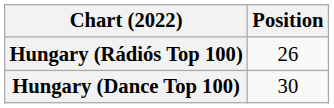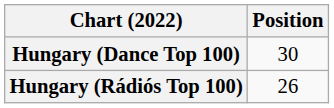rows swapped: (126, 86) <-> (126, 53)
